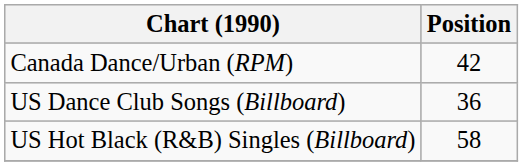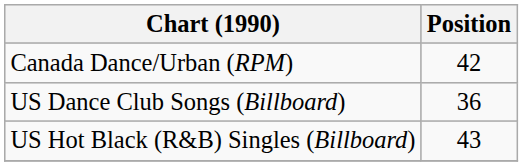(469, 140) 58 -> (469, 140) 43
